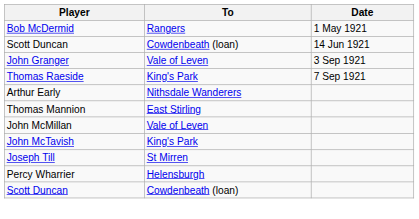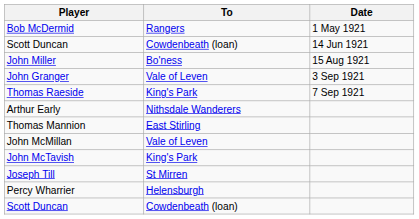+ row: (31, 61)
